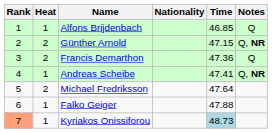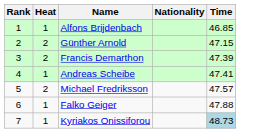- column: (251, 12)
(221, 58) 47.36 -> (221, 58) 47.39
(221, 89) 47.64 -> (221, 89) 47.57
(18, 120) lightsalmon background -> (18, 120) no background
